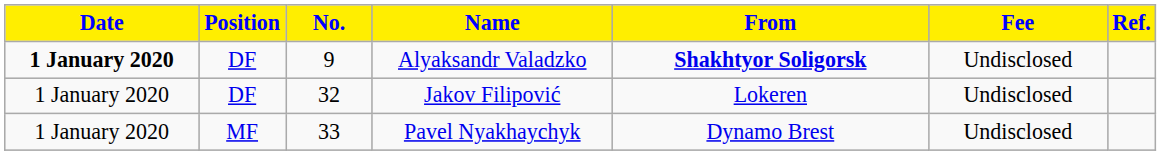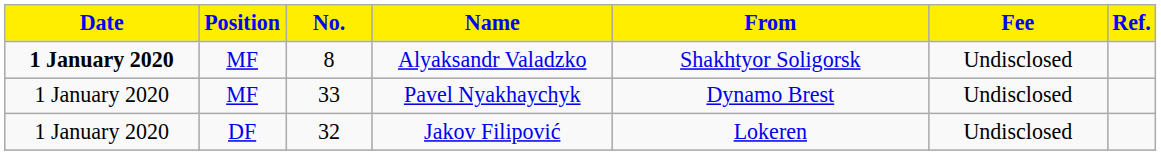(242, 59) DF -> (242, 59) MF
(329, 59) 9 -> (329, 59) 8
(770, 59) bold -> (770, 59) normal
rows swapped: (492, 95) <-> (492, 132)
